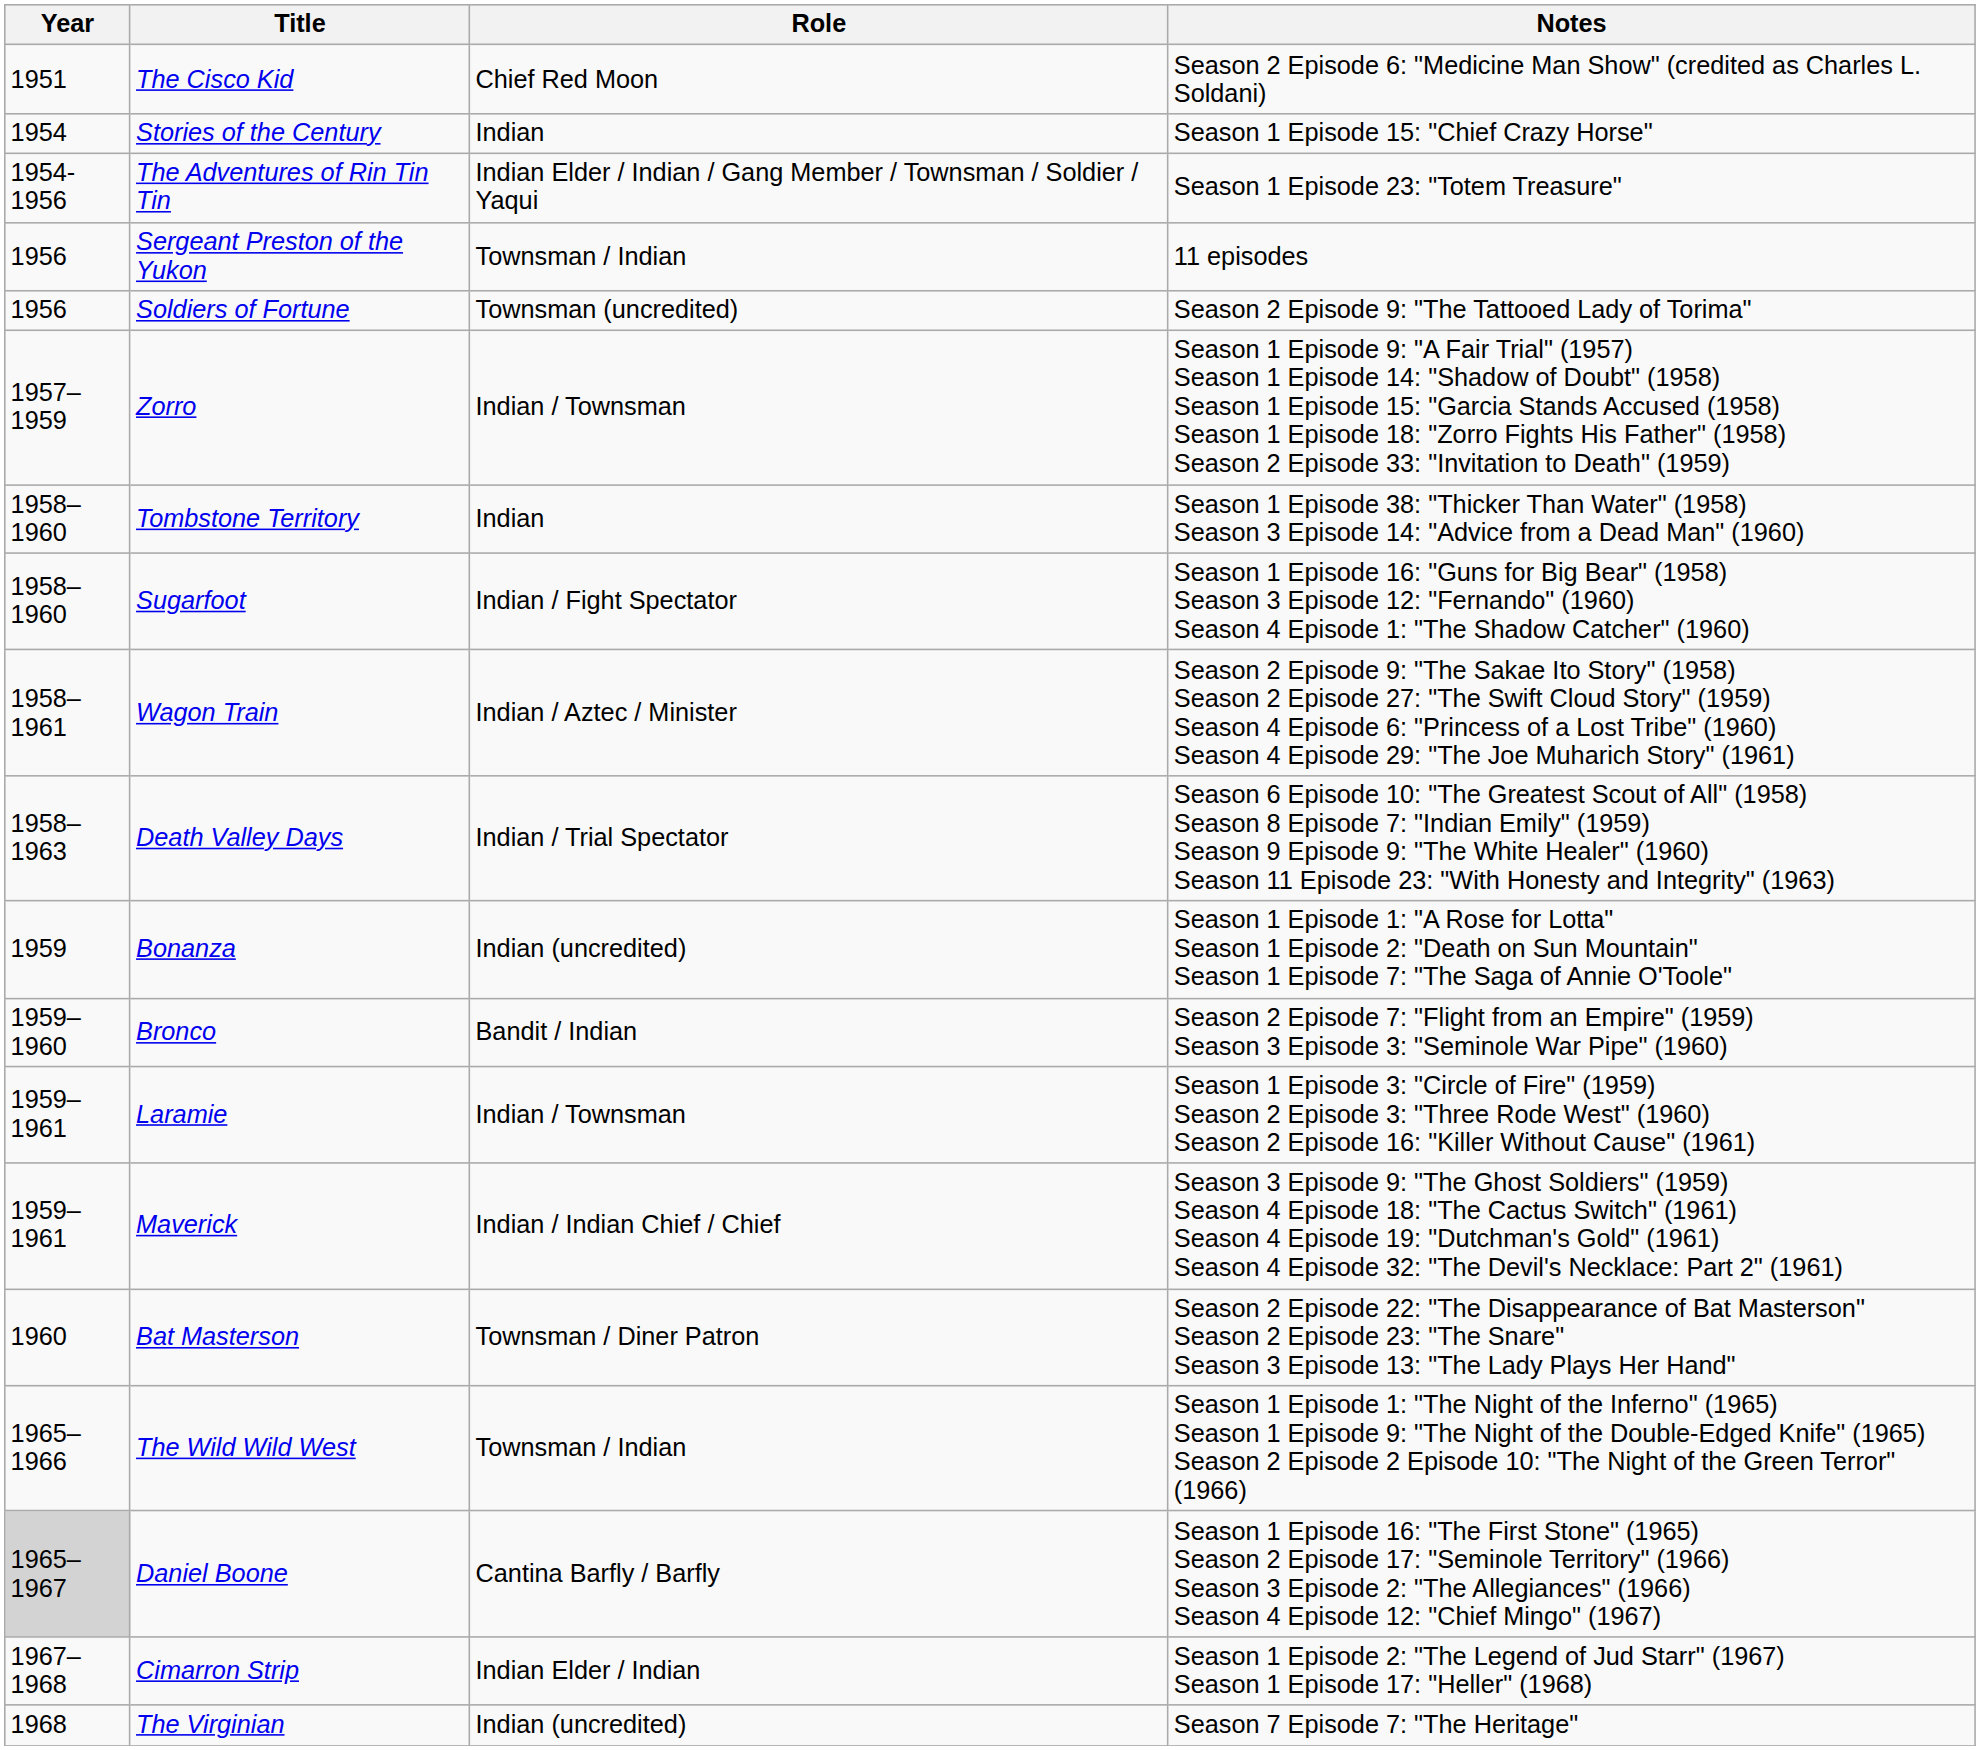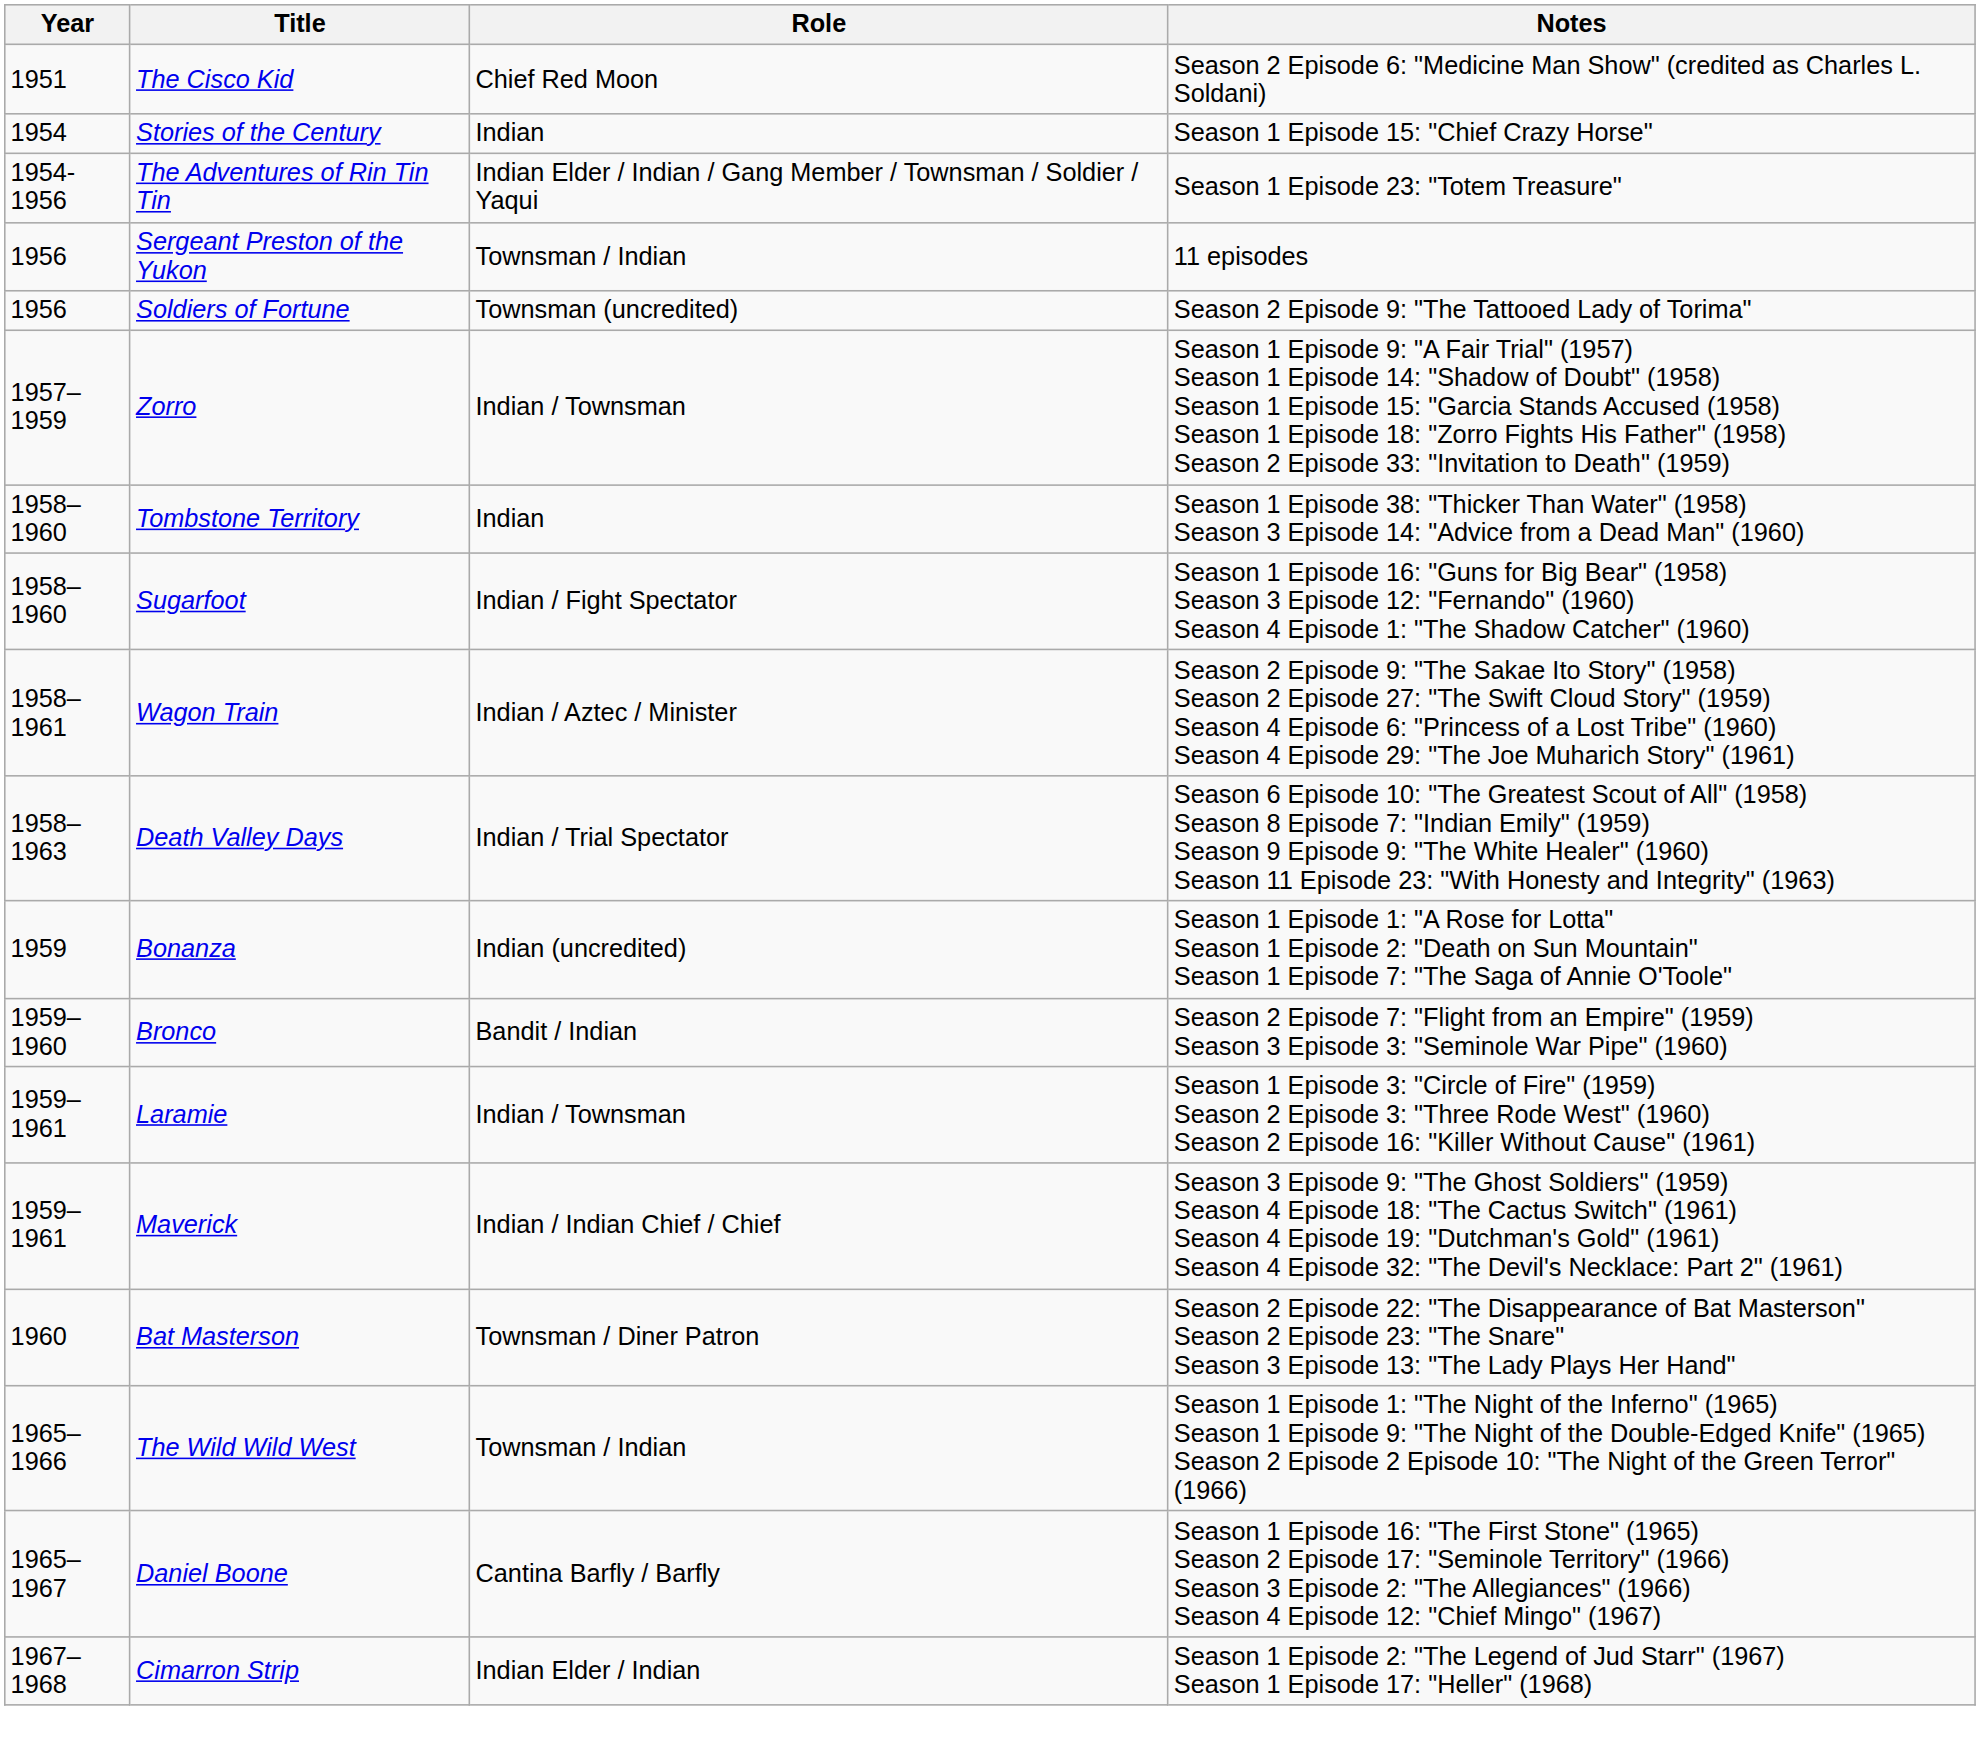(46, 1573) lightgrey background -> (46, 1573) no background
- row: (210, 1724)
